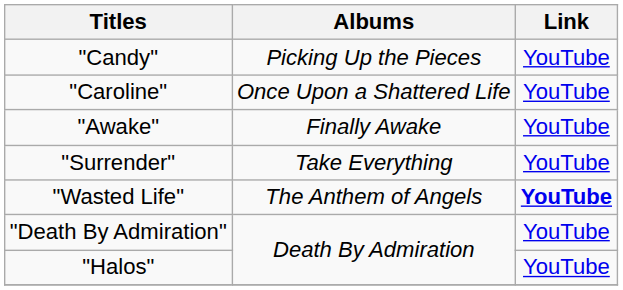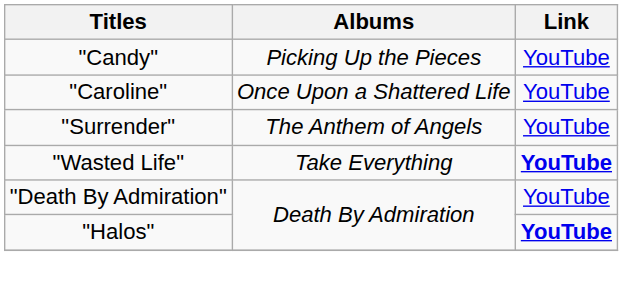- row: (118, 127)
(374, 162) Take Everything -> (374, 127) The Anthem of Angels
(374, 197) The Anthem of Angels -> (374, 162) Take Everything
(566, 267) normal -> (566, 232) bold
